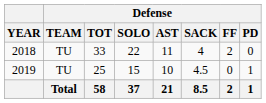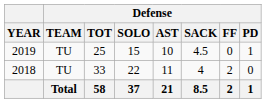rows swapped: (24, 51) <-> (24, 70)
